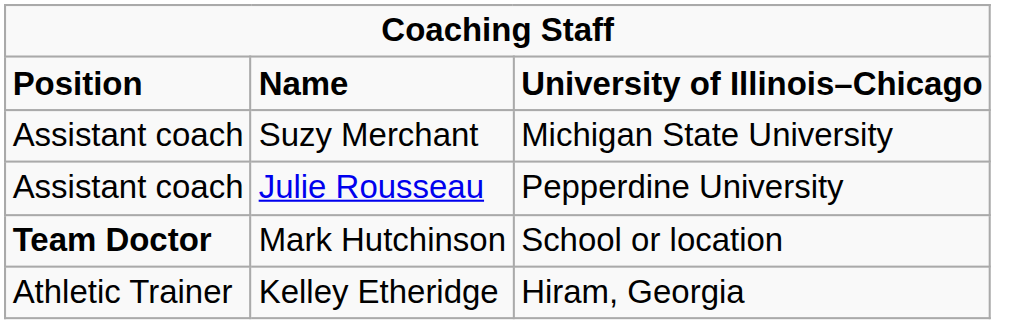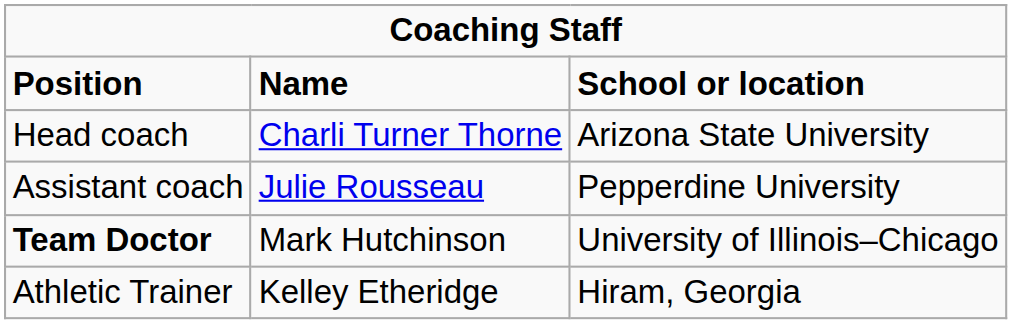(752, 82) University of Illinois–Chicago -> (721, 82) School or location
+ row: (410, 135)
- row: (369, 135)
(652, 239) School or location -> (788, 239) University of Illinois–Chicago
